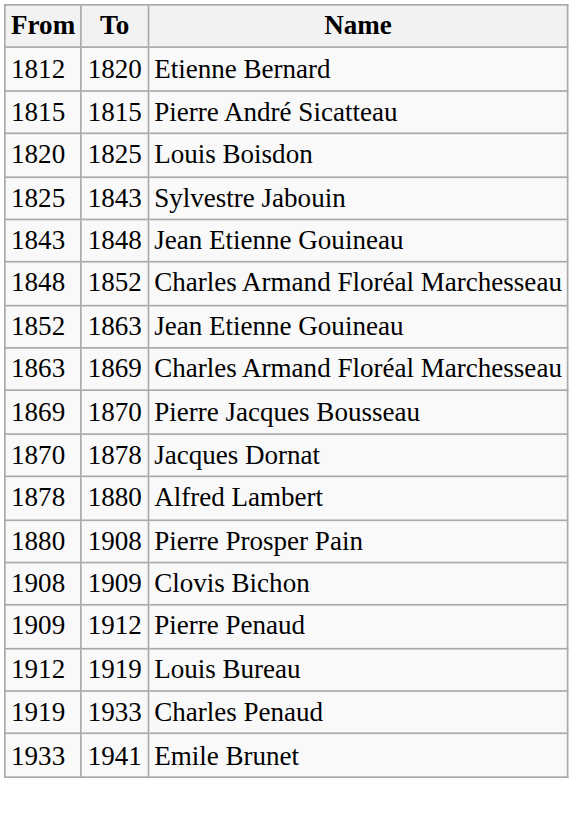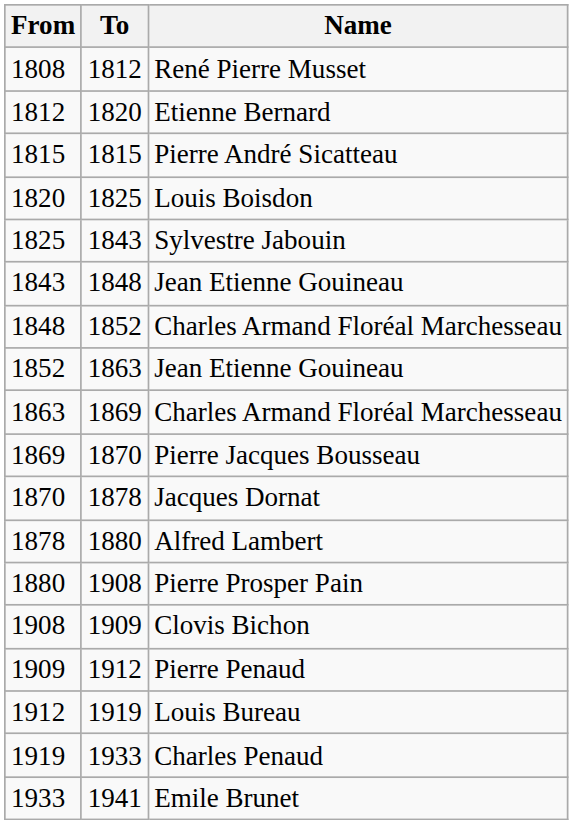+ row: (38, 68)
